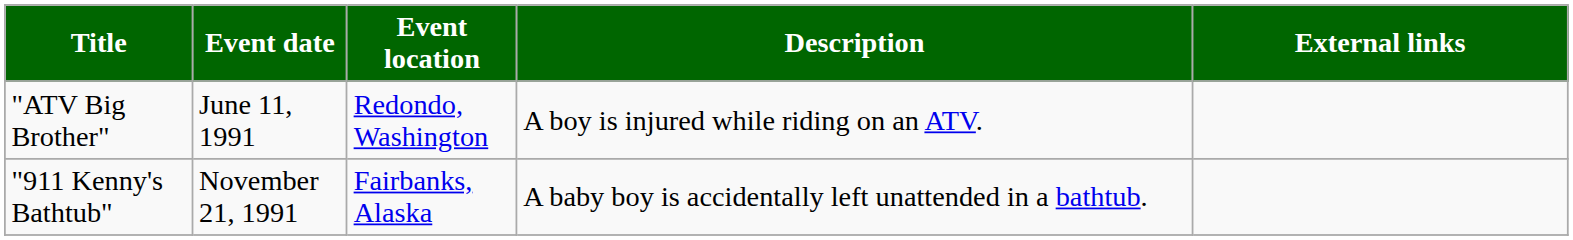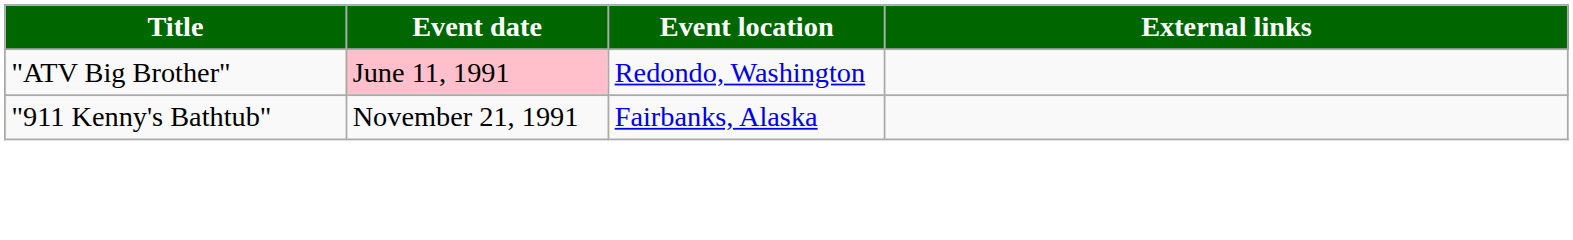- column: (855, 42)
(246, 119) no background -> (431, 71) pink background
